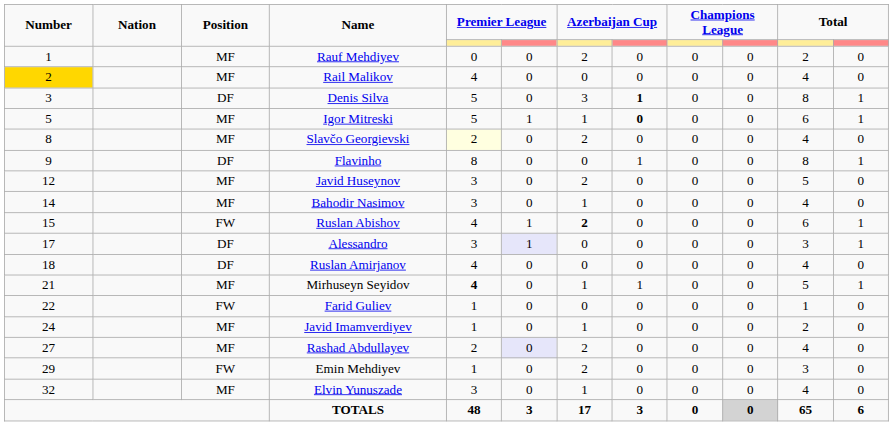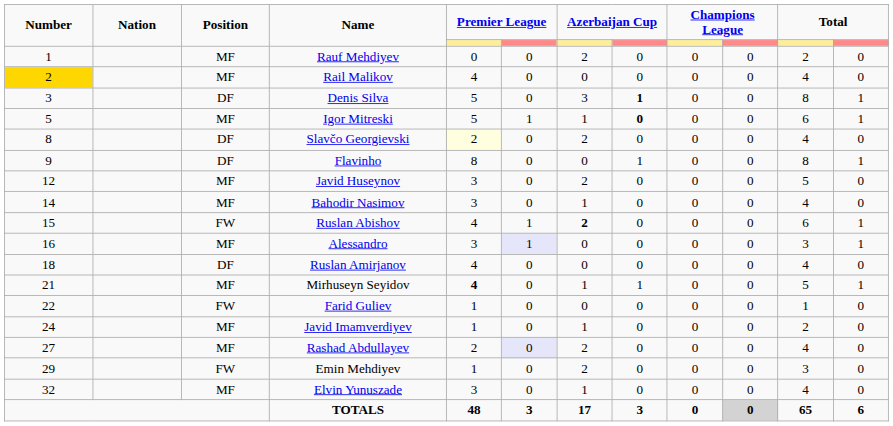(225, 139) MF -> (225, 139) DF
(49, 243) 17 -> (49, 243) 16
(225, 243) DF -> (225, 243) MF
